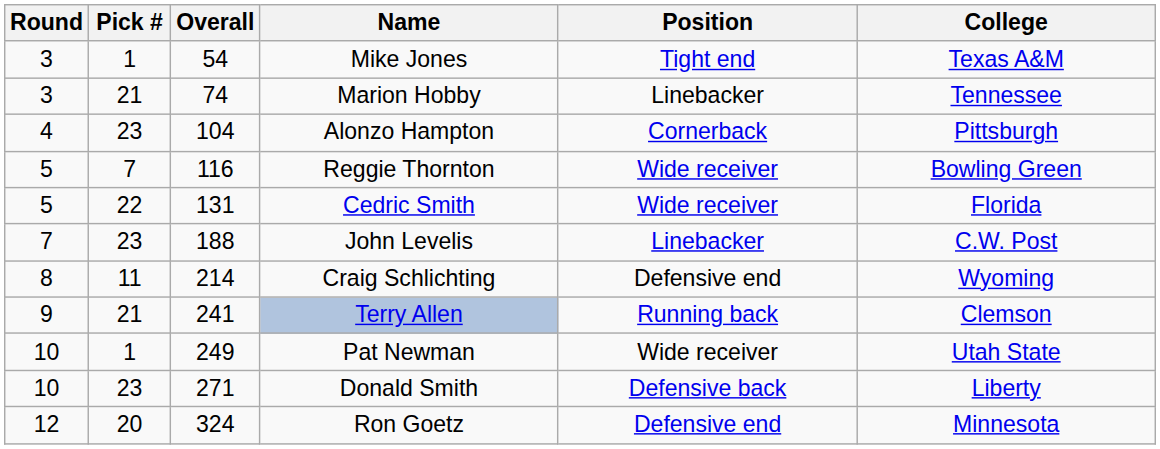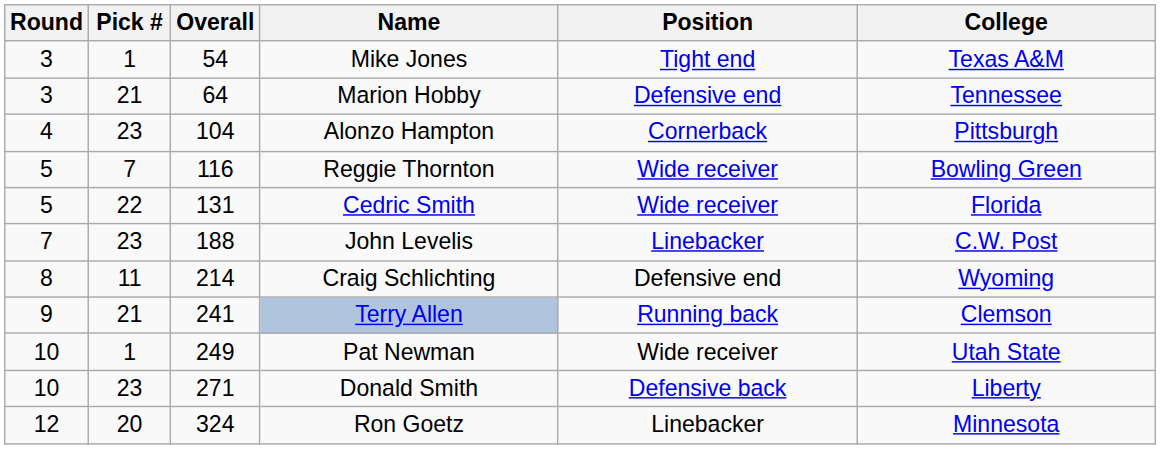(215, 95) 74 -> (215, 95) 64
(708, 95) Linebacker -> (708, 95) Defensive end
(708, 424) Defensive end -> (708, 424) Linebacker
